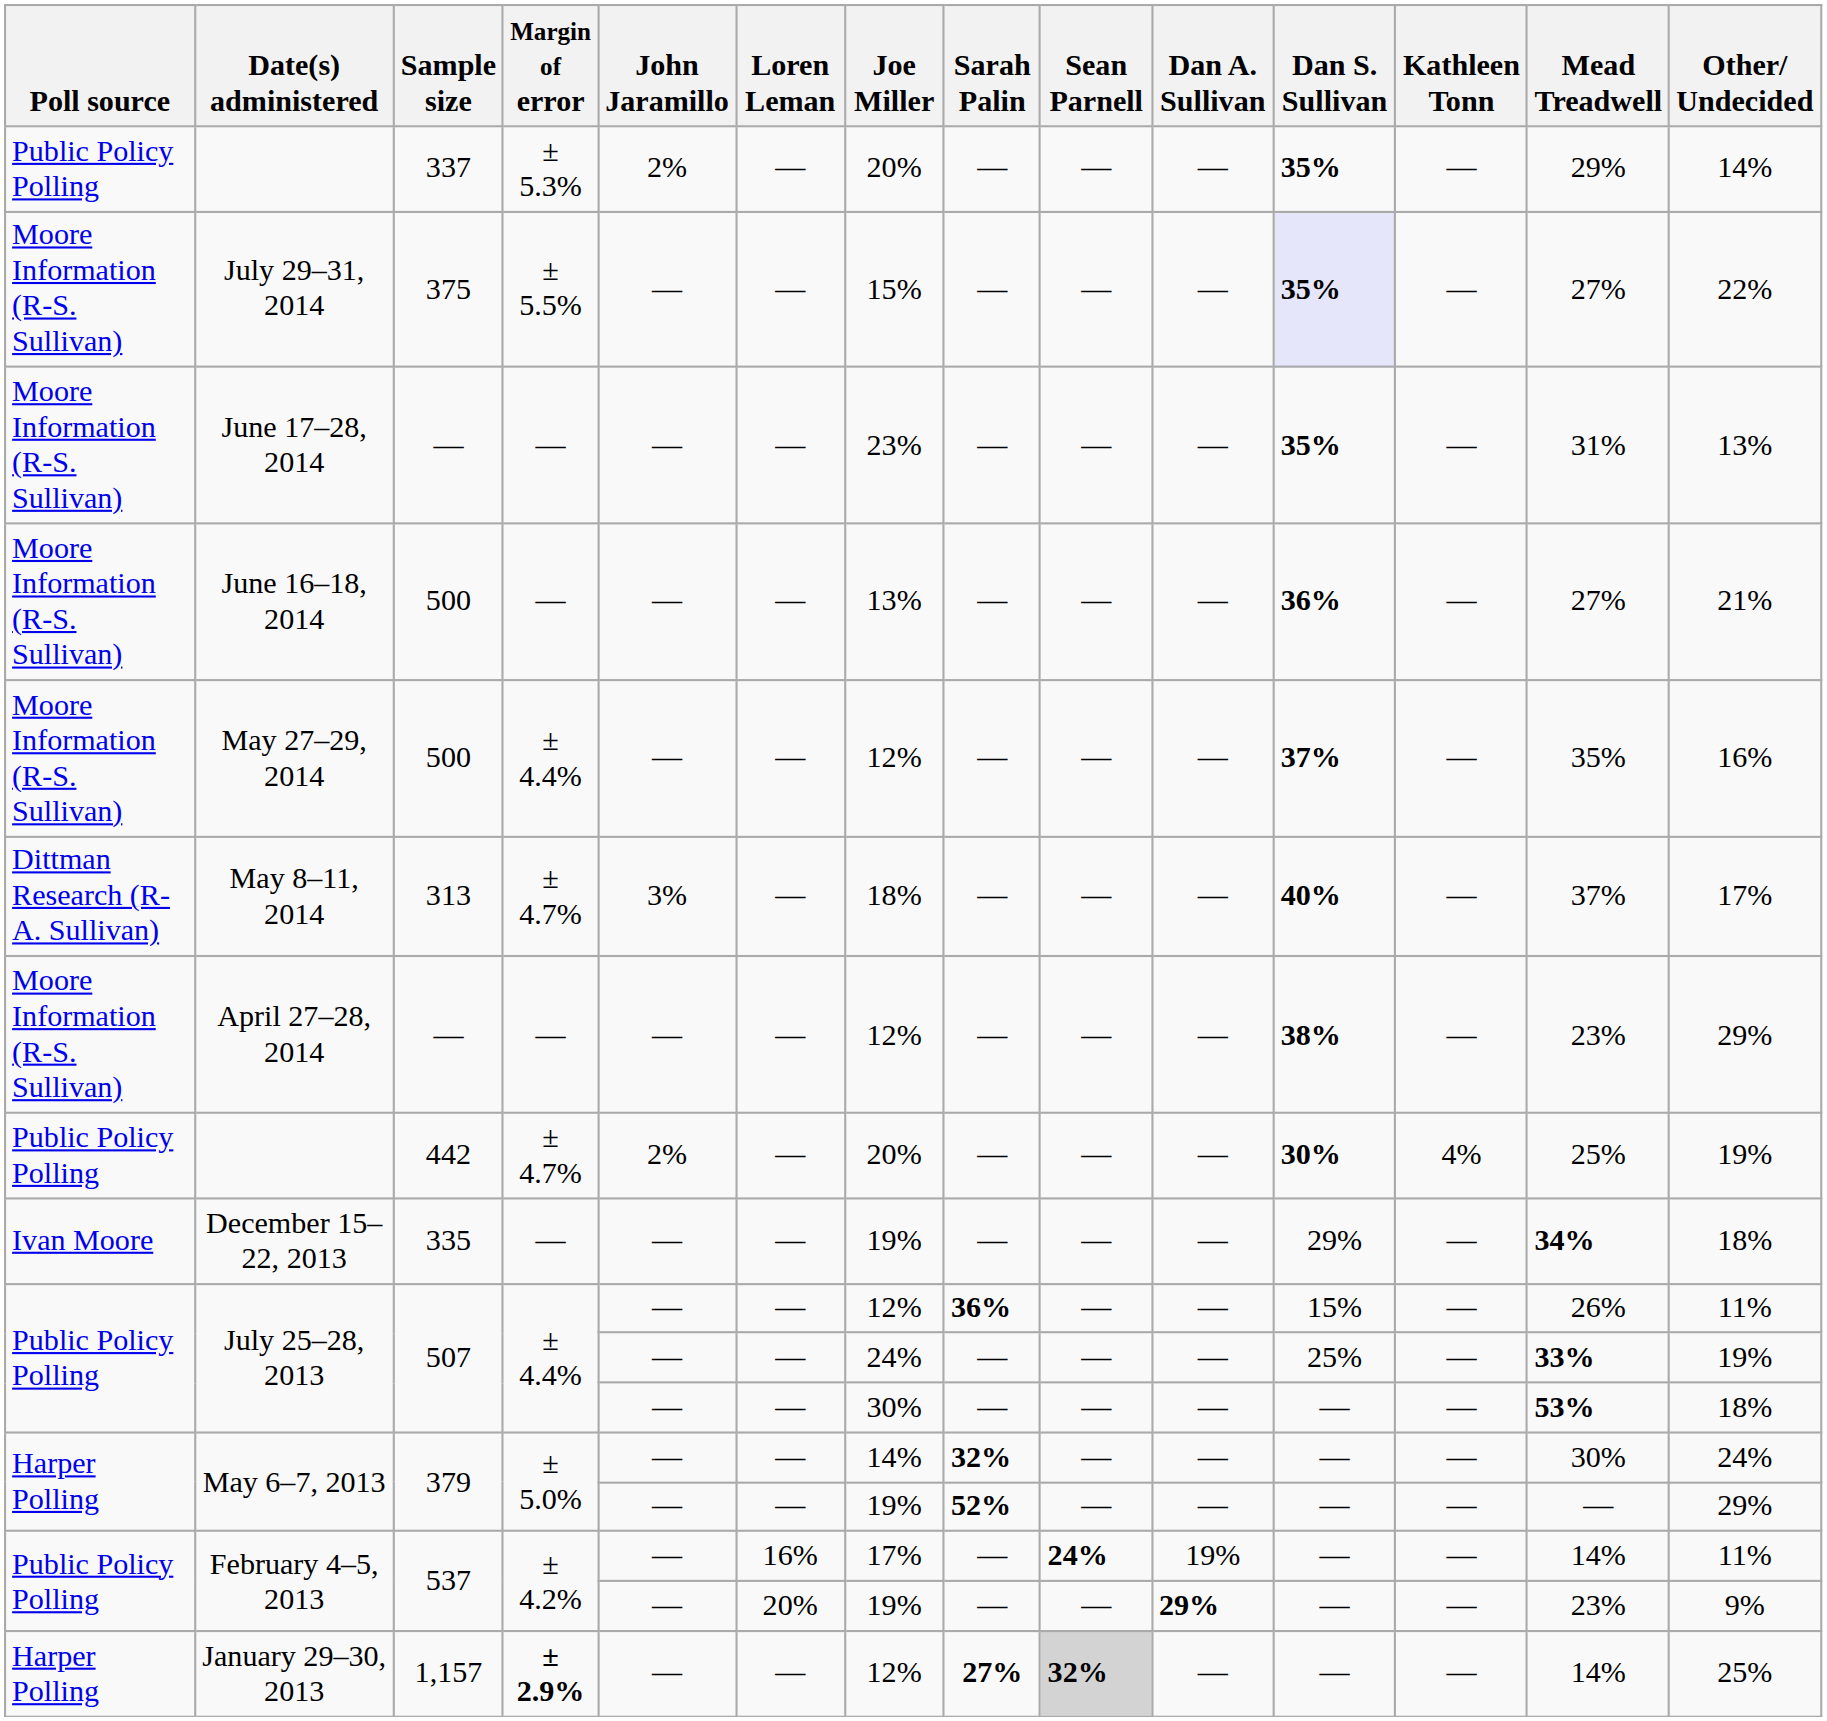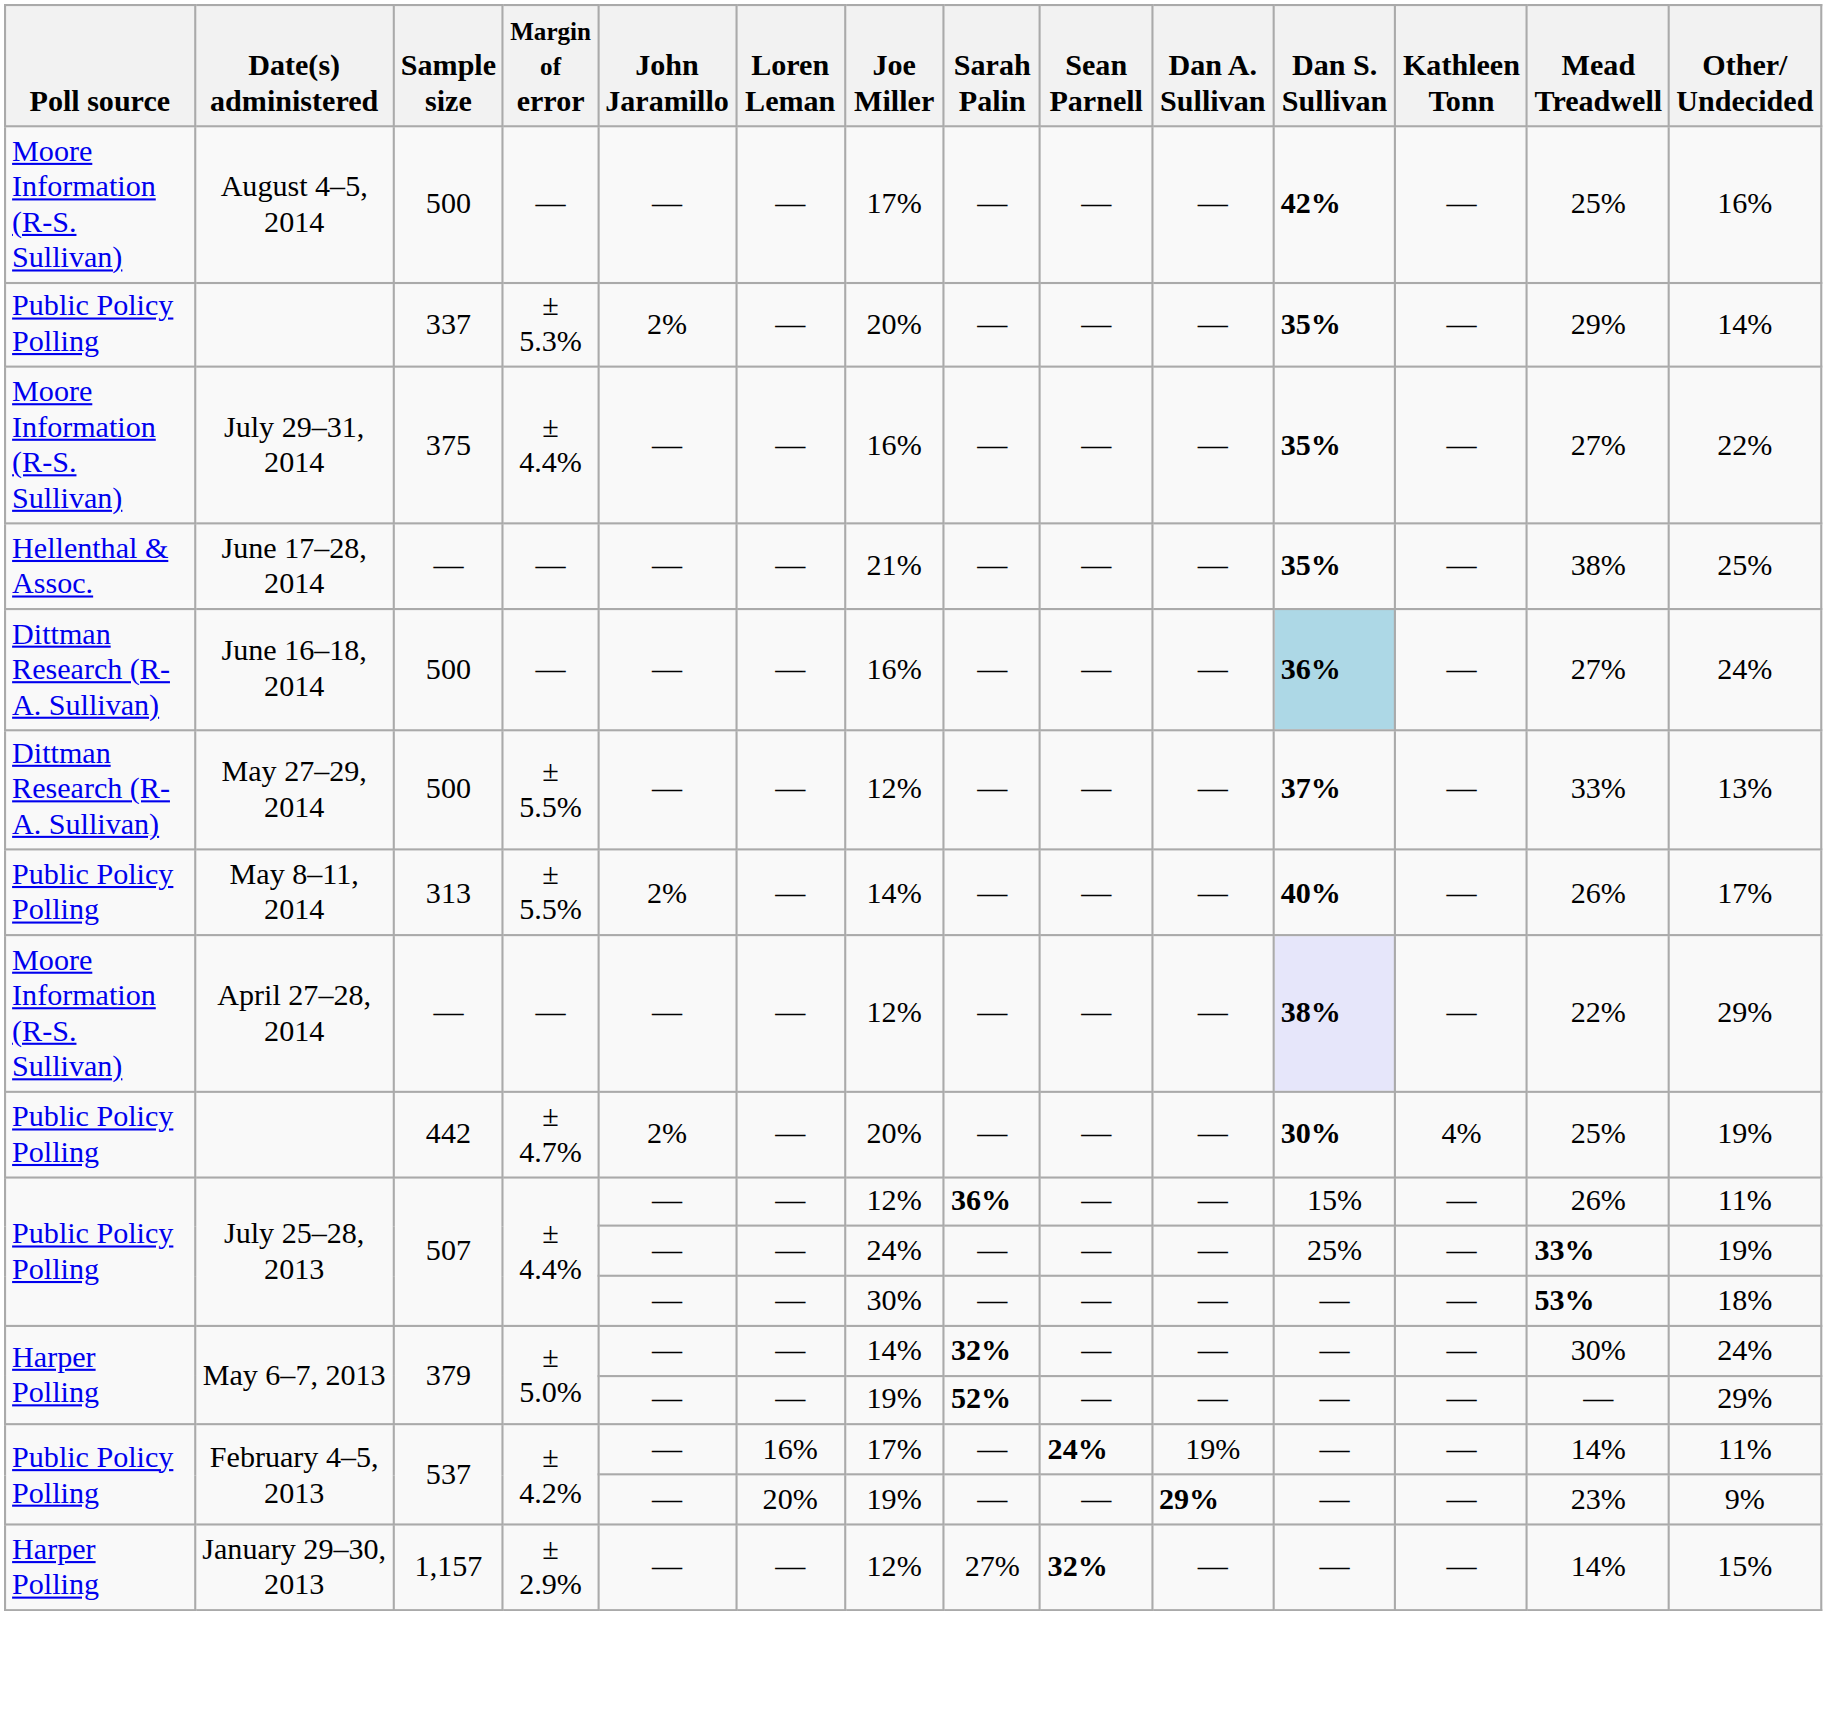+ row: (294, 203)
(551, 288) ± 5.5% -> (551, 445) ± 4.4%
(894, 288) 15% -> (894, 445) 16%
(1311, 288) lavender background -> (1311, 445) no background
(84, 445) Moore Information (R-S. Sullivan) -> (90, 565) Hellenthal & Assoc.
(894, 445) 23% -> (894, 565) 21%
(1598, 445) 31% -> (1598, 565) 38%
(1745, 445) 13% -> (1745, 565) 25%
(84, 601) Moore Information (R-S. Sullivan) -> (91, 668) Dittman Research (R-A. Sullivan)
(894, 601) 13% -> (894, 668) 16%
(1311, 601) no background -> (1311, 668) lightblue background
(1745, 601) 21% -> (1745, 668) 24%
(84, 757) Moore Information (R-S. Sullivan) -> (91, 789) Dittman Research (R-A. Sullivan)
(551, 757) ± 4.4% -> (551, 789) ± 5.5%
(1598, 757) 35% -> (1598, 789) 33%
(1745, 757) 16% -> (1745, 789) 13%
(91, 896) Dittman Research (R-A. Sullivan) -> (93, 892) Public Policy Polling
(551, 896) ± 4.7% -> (551, 892) ± 5.5%
(667, 896) 3% -> (667, 892) 2%
(894, 896) 18% -> (894, 892) 14%
(1598, 896) 37% -> (1598, 892) 26%
(1311, 1034) no background -> (1311, 1013) lavender background
(1598, 1034) 23% -> (1598, 1013) 22%
- row: (294, 1240)
(551, 1672) bold -> (551, 1566) normal
(992, 1672) bold -> (992, 1566) normal
(1078, 1672) lightgrey background -> (1078, 1566) no background
(1745, 1672) 25% -> (1745, 1566) 15%
